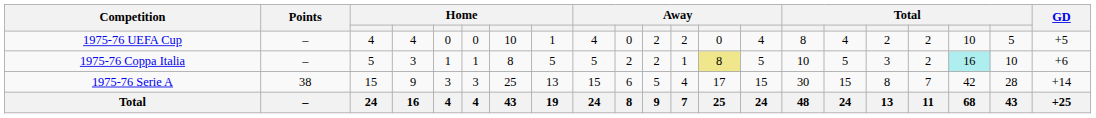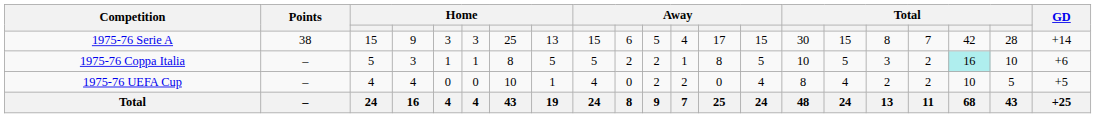rows swapped: (132, 81) <-> (132, 40)
(719, 61) khaki background -> (719, 61) no background
